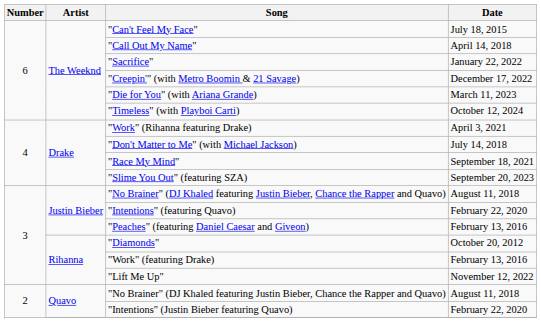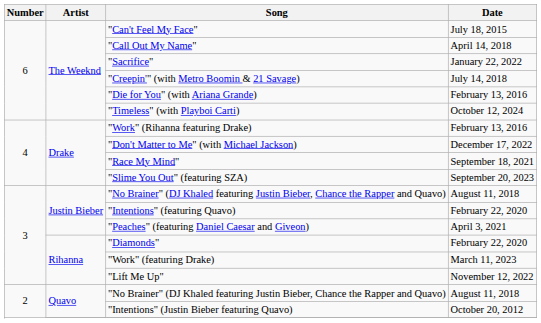(491, 78) December 17, 2022 -> (479, 78) July 14, 2018
(483, 95) March 11, 2023 -> (489, 95) February 13, 2016
(478, 128) April 3, 2021 -> (489, 128) February 13, 2016
(479, 144) July 14, 2018 -> (491, 144) December 17, 2022
(489, 227) February 13, 2016 -> (478, 227) April 3, 2021
(487, 243) October 20, 2012 -> (489, 243) February 22, 2020
(489, 260) February 13, 2016 -> (483, 260) March 11, 2023
(489, 309) February 22, 2020 -> (487, 309) October 20, 2012
